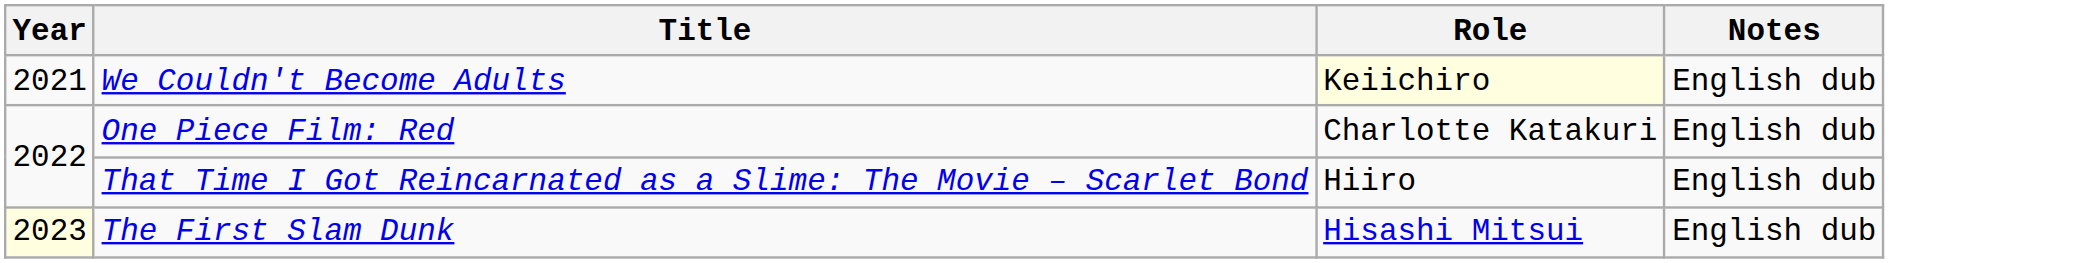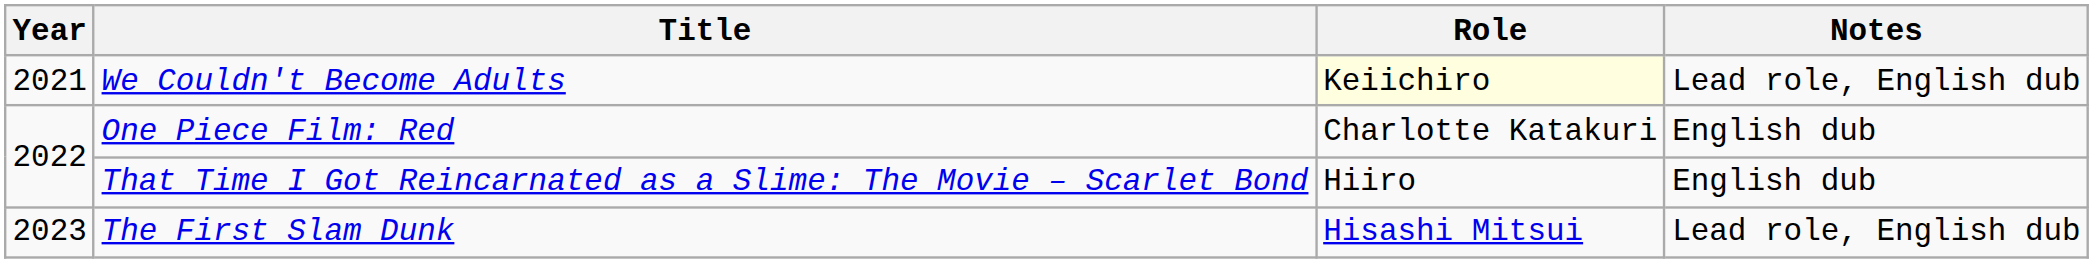(1774, 81) English dub -> (1876, 81) Lead role, English dub
(50, 232) lightyellow background -> (50, 232) no background
(1774, 232) English dub -> (1876, 232) Lead role, English dub
